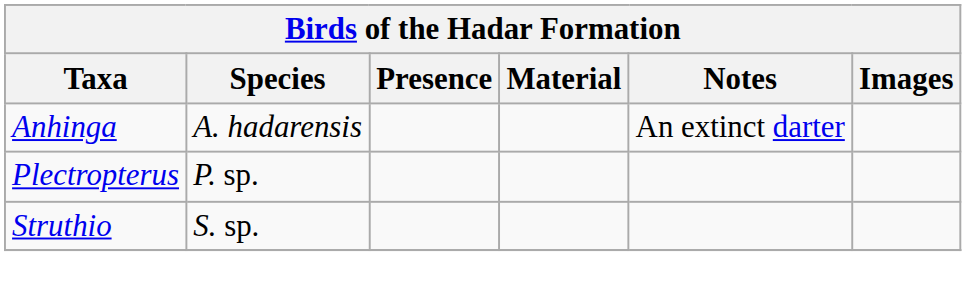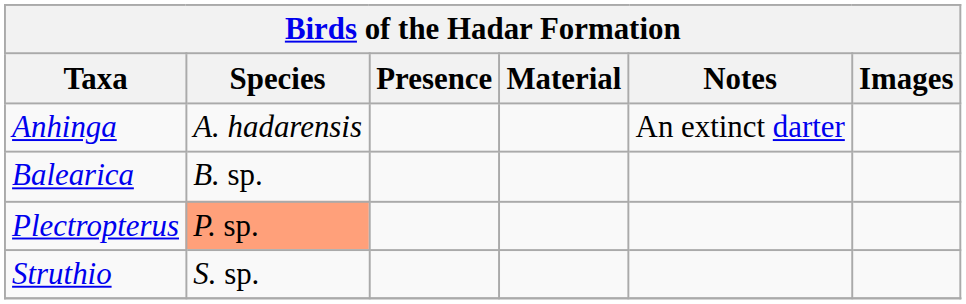+ row: (73, 175)
(226, 175) no background -> (226, 224) lightsalmon background
